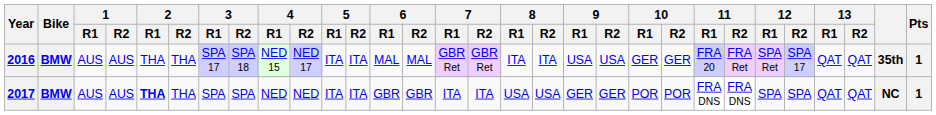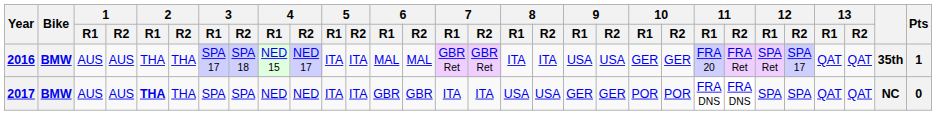(919, 94) 1 -> (919, 94) 0
